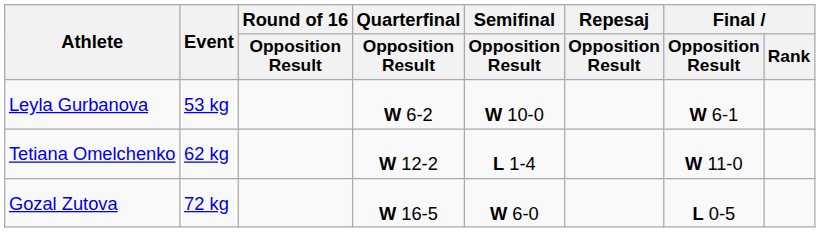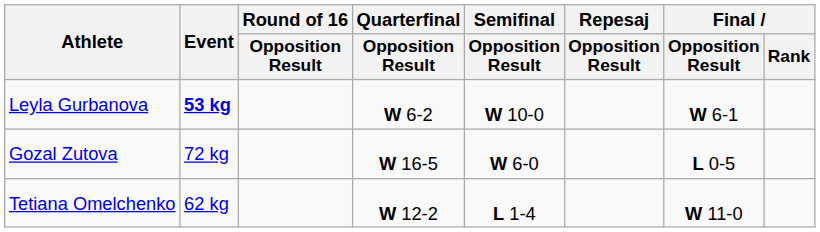(206, 105) normal -> (207, 105) bold
rows swapped: (92, 154) <-> (63, 203)
